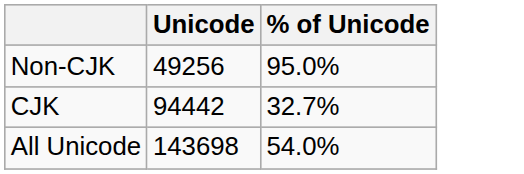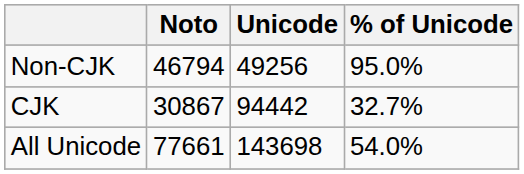+ column: (189, 24)
